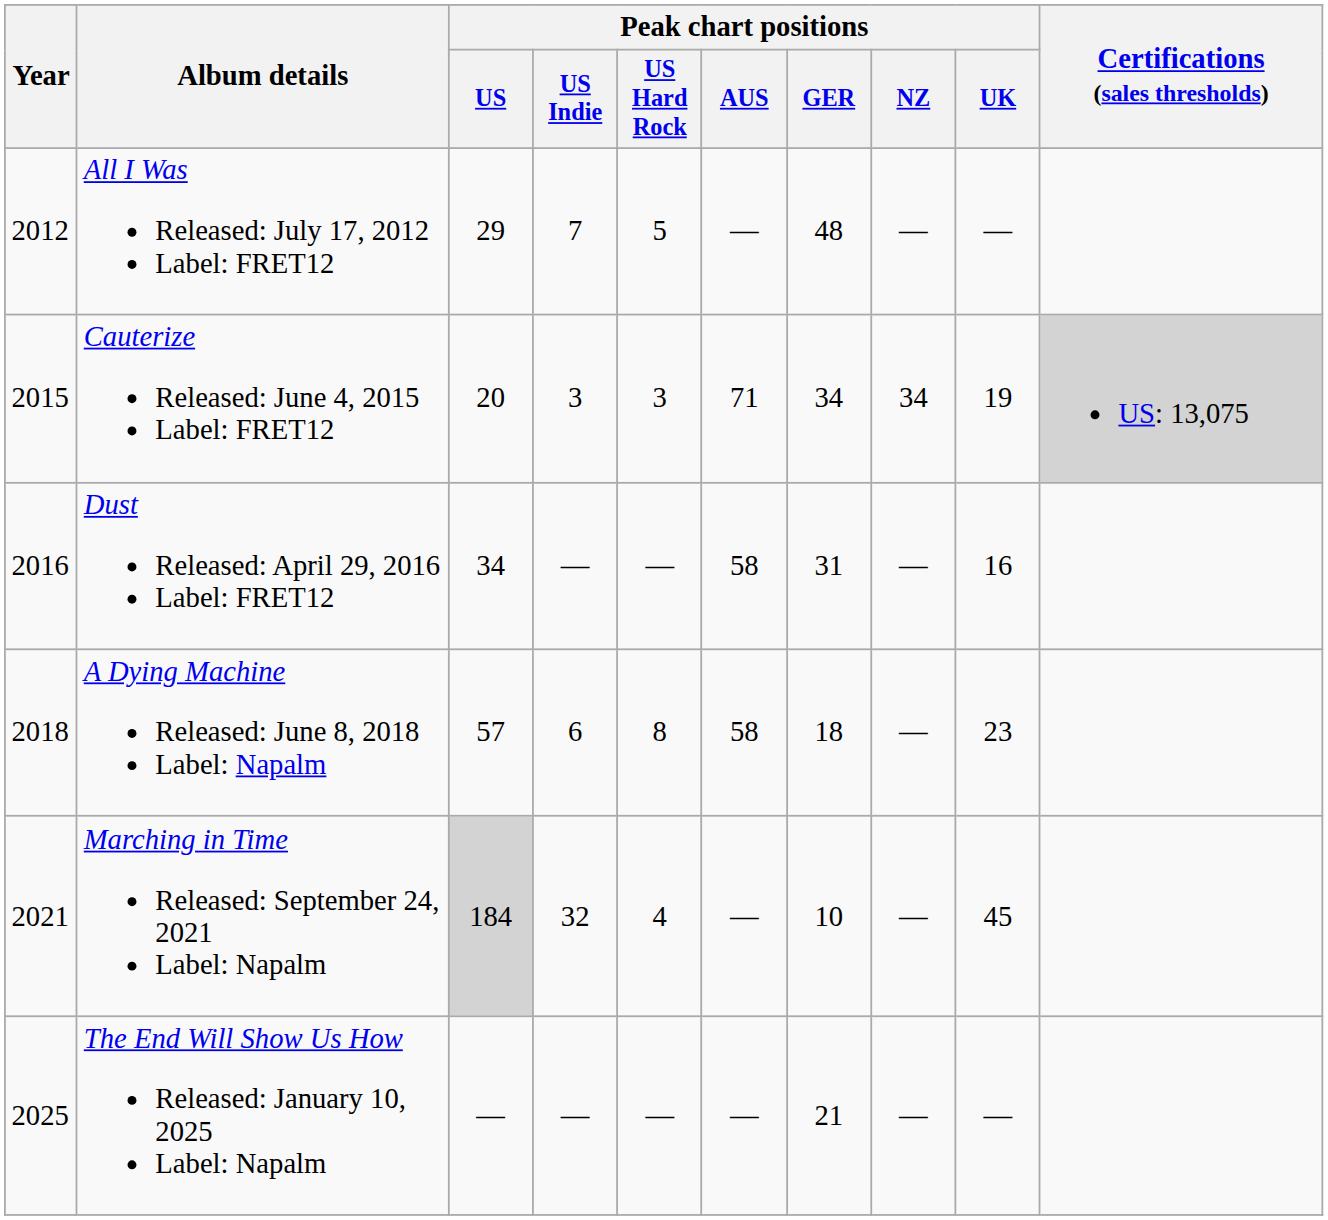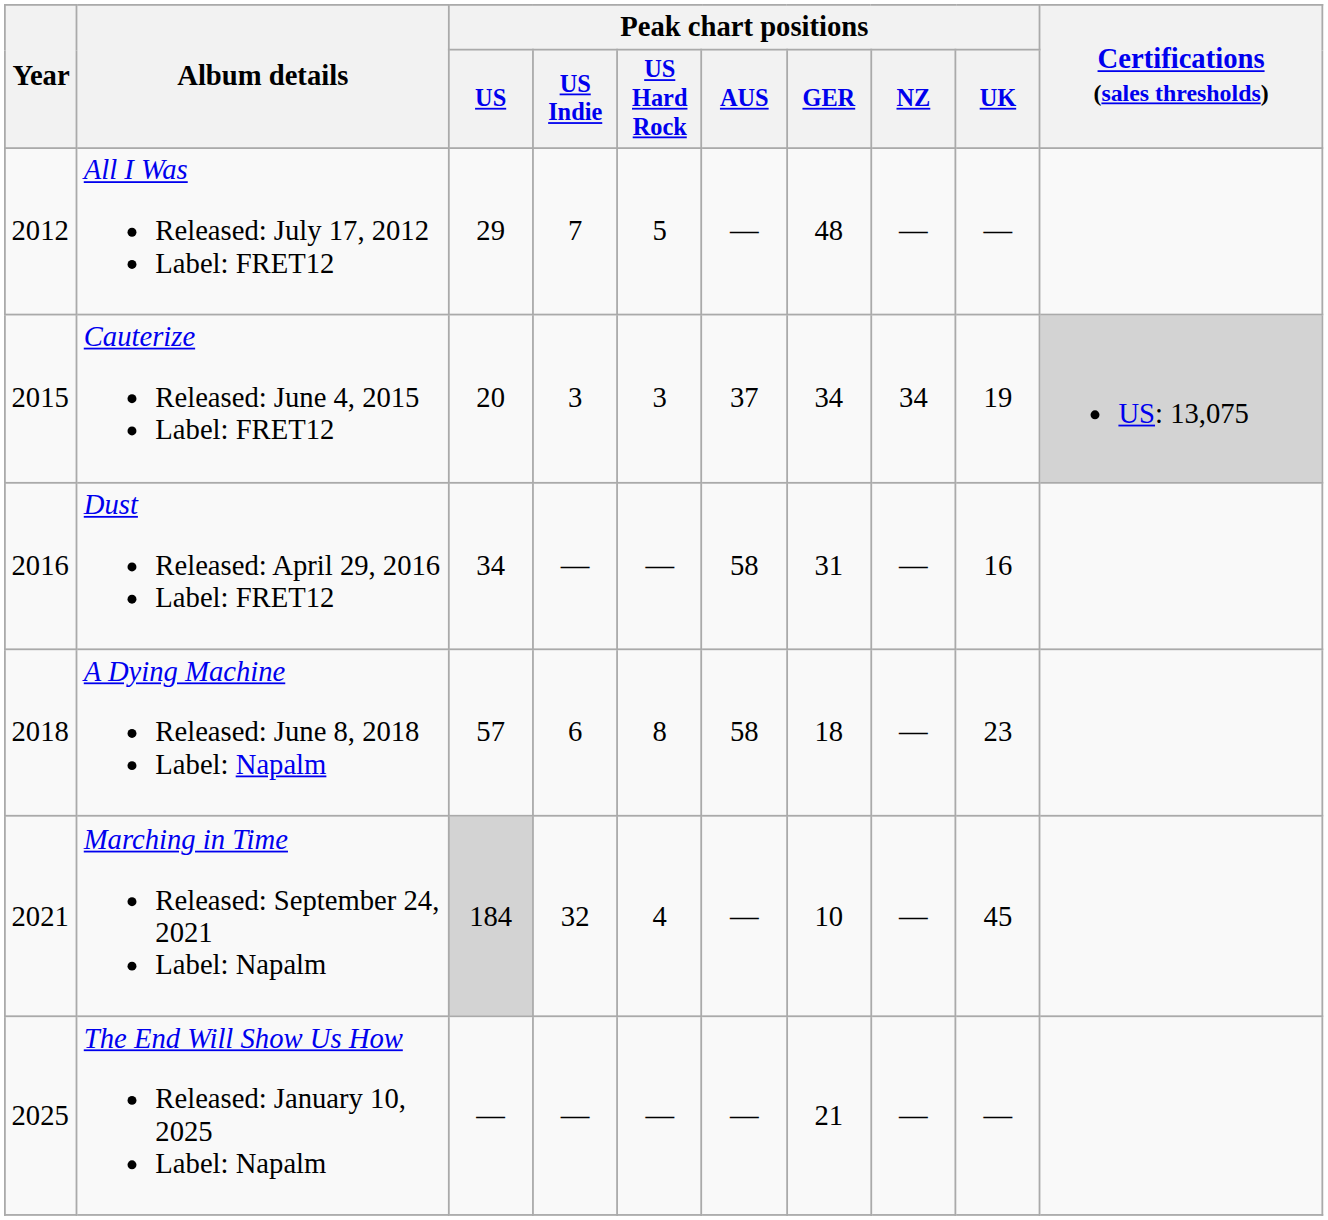(744, 398) 71 -> (744, 398) 37
